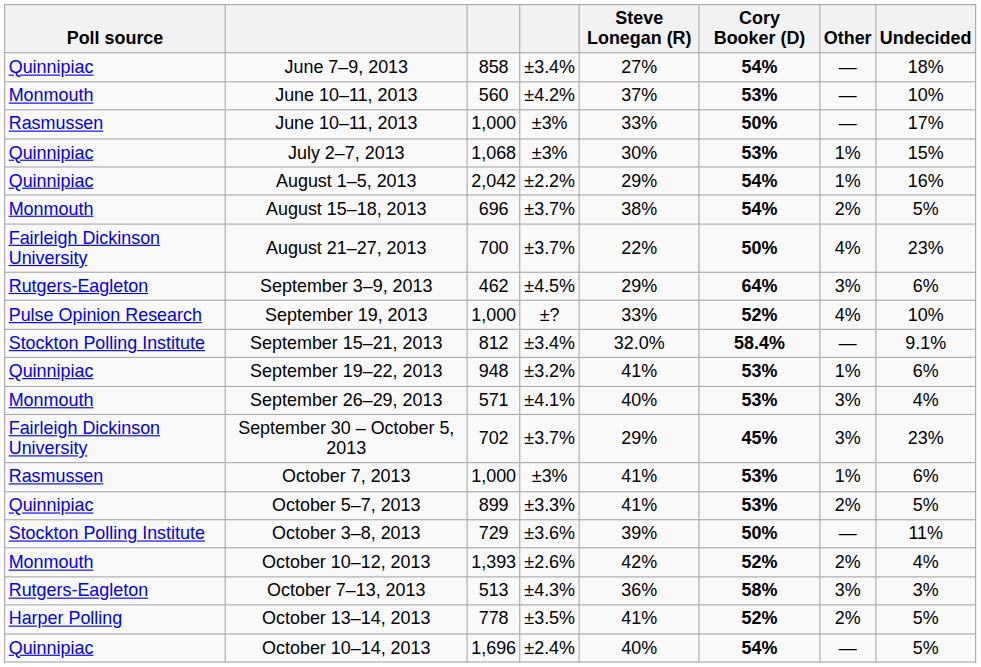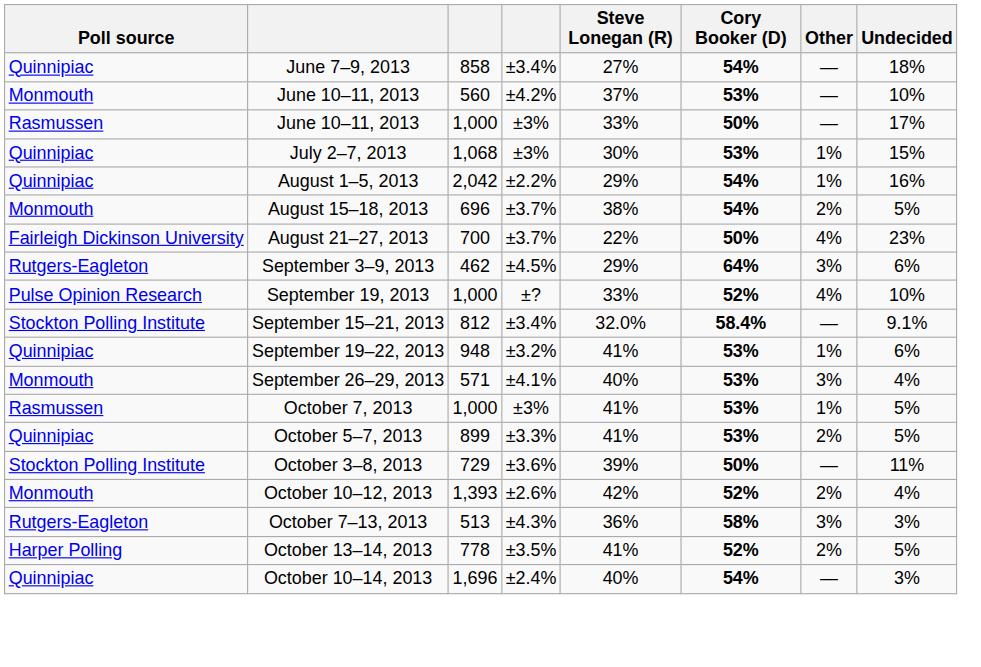- row: (346, 438)
(926, 477) 6% -> (907, 408) 5%
(926, 647) 5% -> (907, 578) 3%
